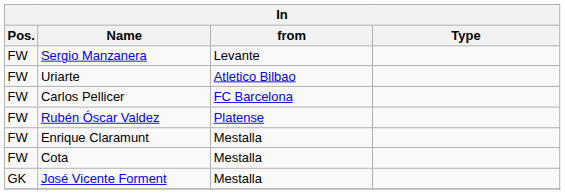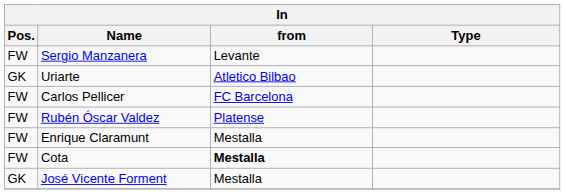(18, 77) FW -> (17, 77) GK
(238, 158) normal -> (239, 158) bold
